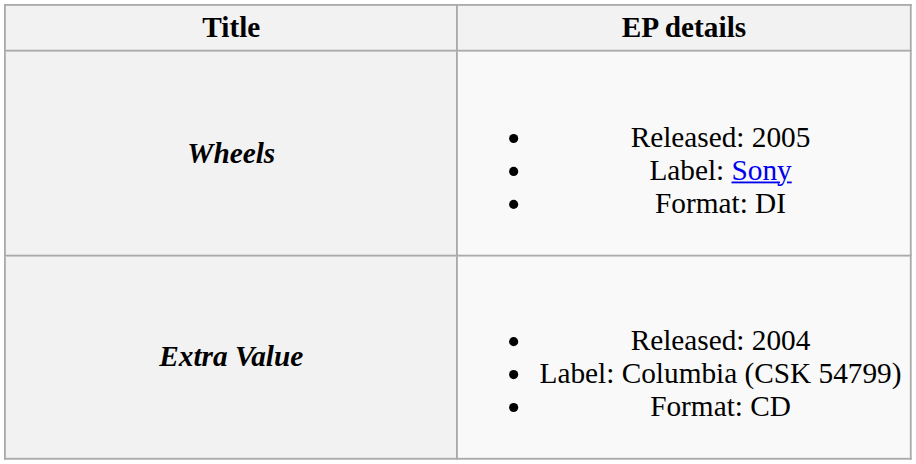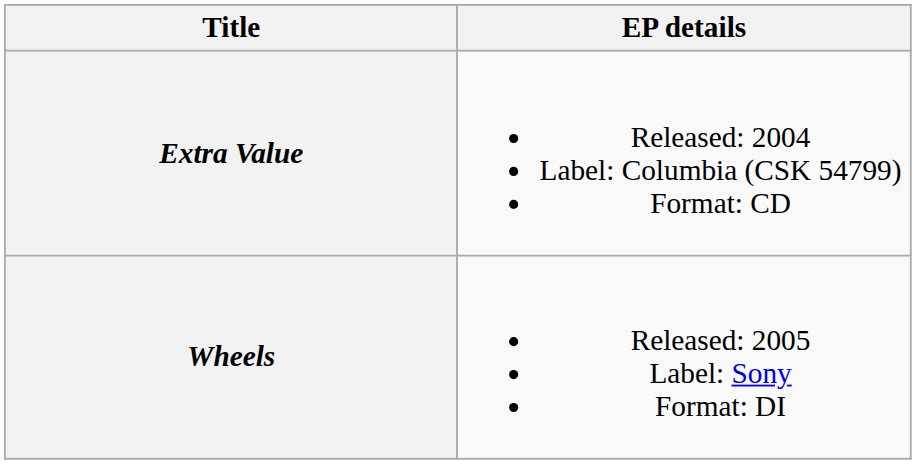rows swapped: (231, 356) <-> (231, 152)
